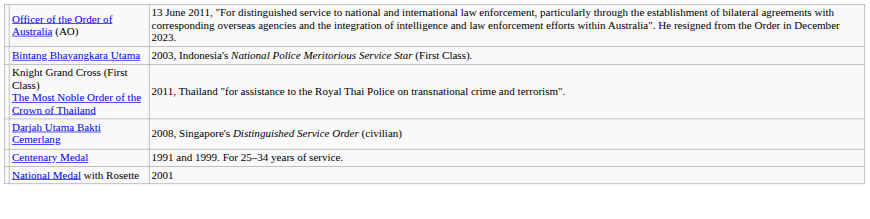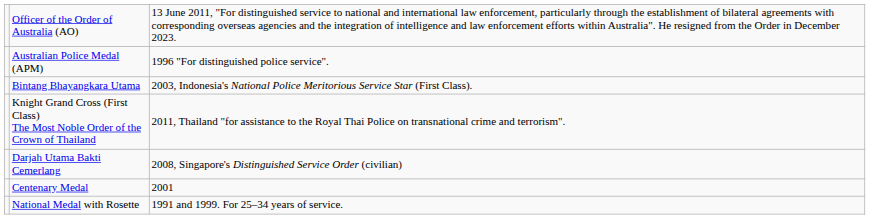+ row: (66, 61)
(247, 157) 1991 and 1999. For 25–34 years of service. -> (163, 187) 2001
(163, 175) 2001 -> (247, 205) 1991 and 1999. For 25–34 years of service.
